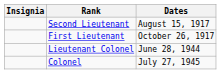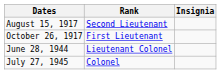columns swapped: (25, 11) <-> (176, 11)
